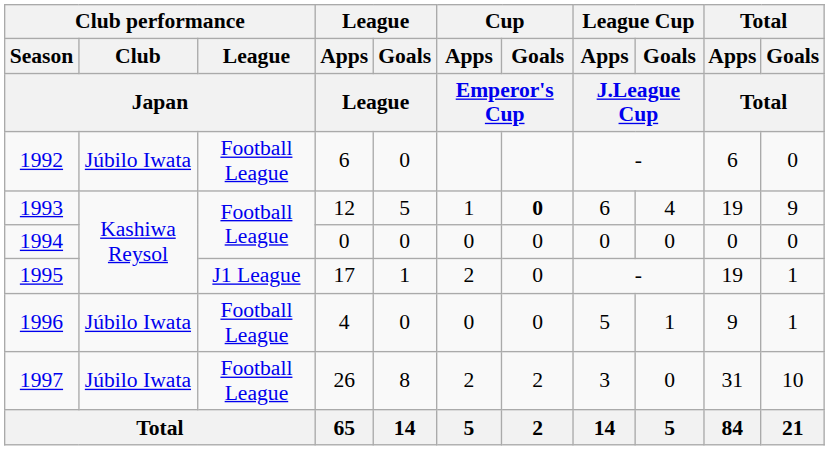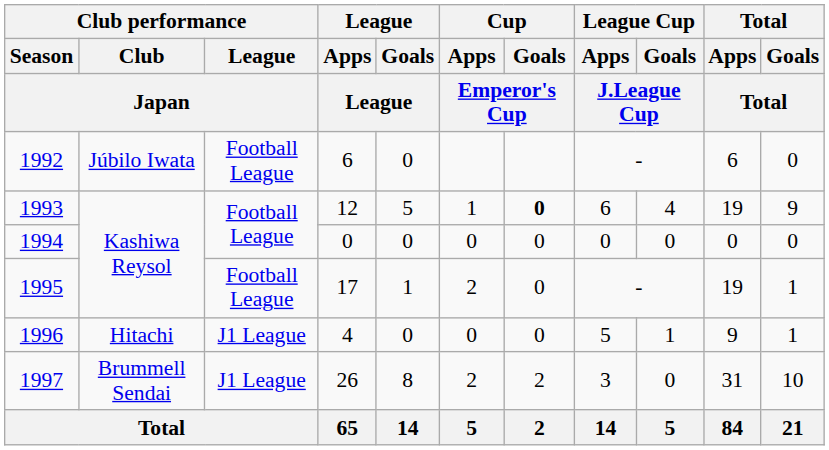(256, 275) J1 League -> (262, 287) Football League
(138, 322) Júbilo Iwata -> (142, 334) Hitachi
(256, 322) Football League -> (262, 334) J1 League
(138, 380) Júbilo Iwata -> (142, 380) Brummell Sendai
(256, 380) Football League -> (262, 380) J1 League
